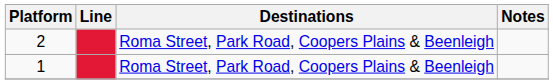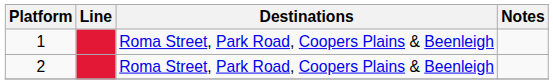rows swapped: (41, 66) <-> (41, 41)
